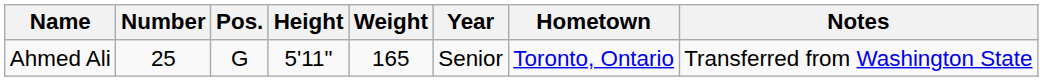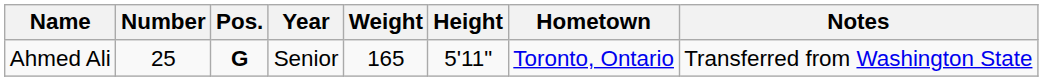columns swapped: (308, 22) <-> (471, 22)
(240, 57) normal -> (240, 57) bold
